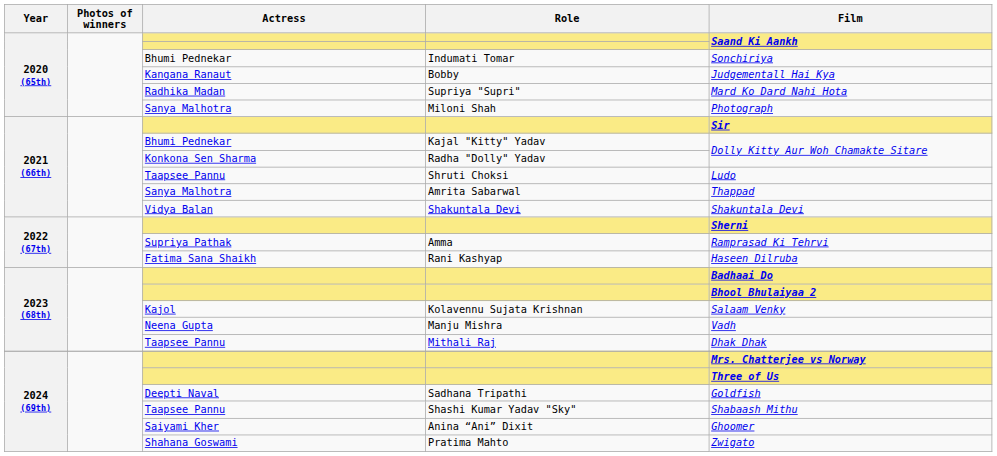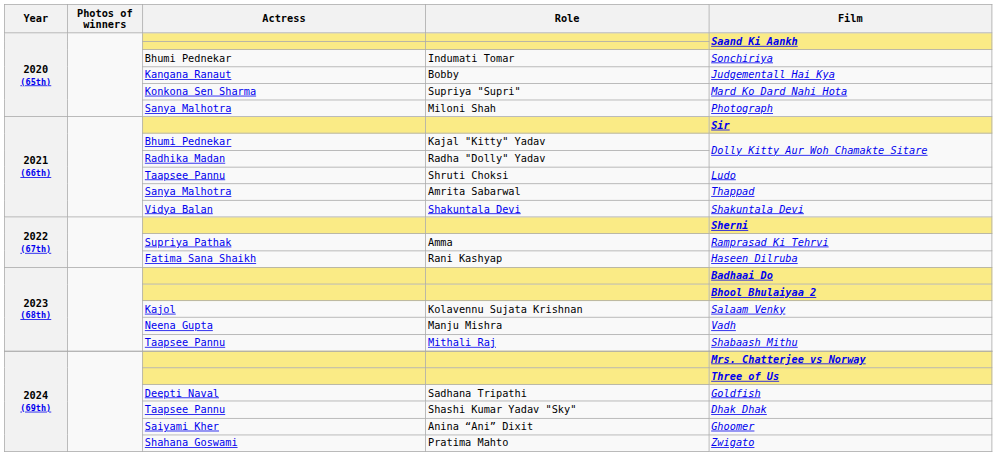(185, 92) Radhika Madan -> (200, 92) Konkona Sen Sharma
(200, 159) Konkona Sen Sharma -> (185, 159) Radhika Madan
(739, 343) Dhak Dhak -> (754, 343) Shabaash Mithu
(754, 410) Shabaash Mithu -> (739, 410) Dhak Dhak
